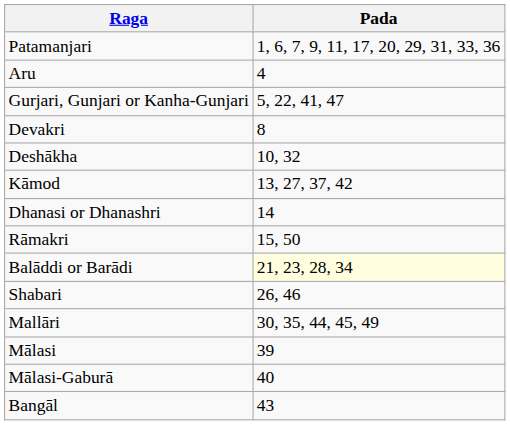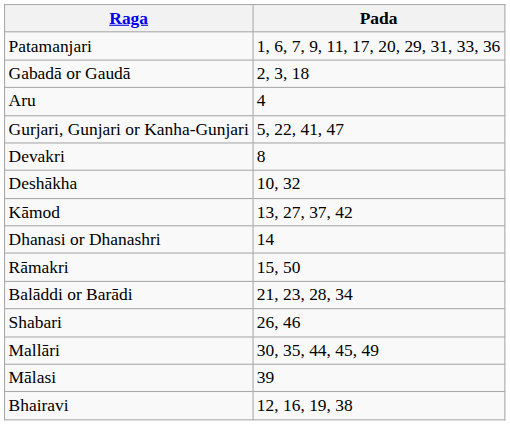+ row: (70, 73)
(305, 267) lightyellow background -> (305, 294) no background
- row: (61, 377)
- row: (33, 405)
+ row: (39, 405)
